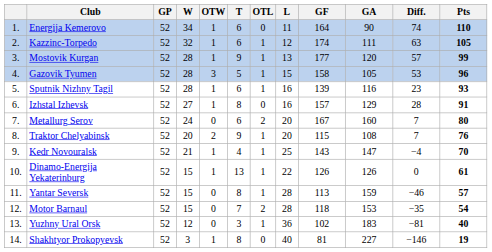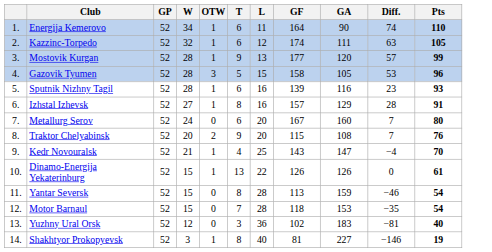- column: (263, 12)
(463, 193) 57 -> (438, 193) 54
